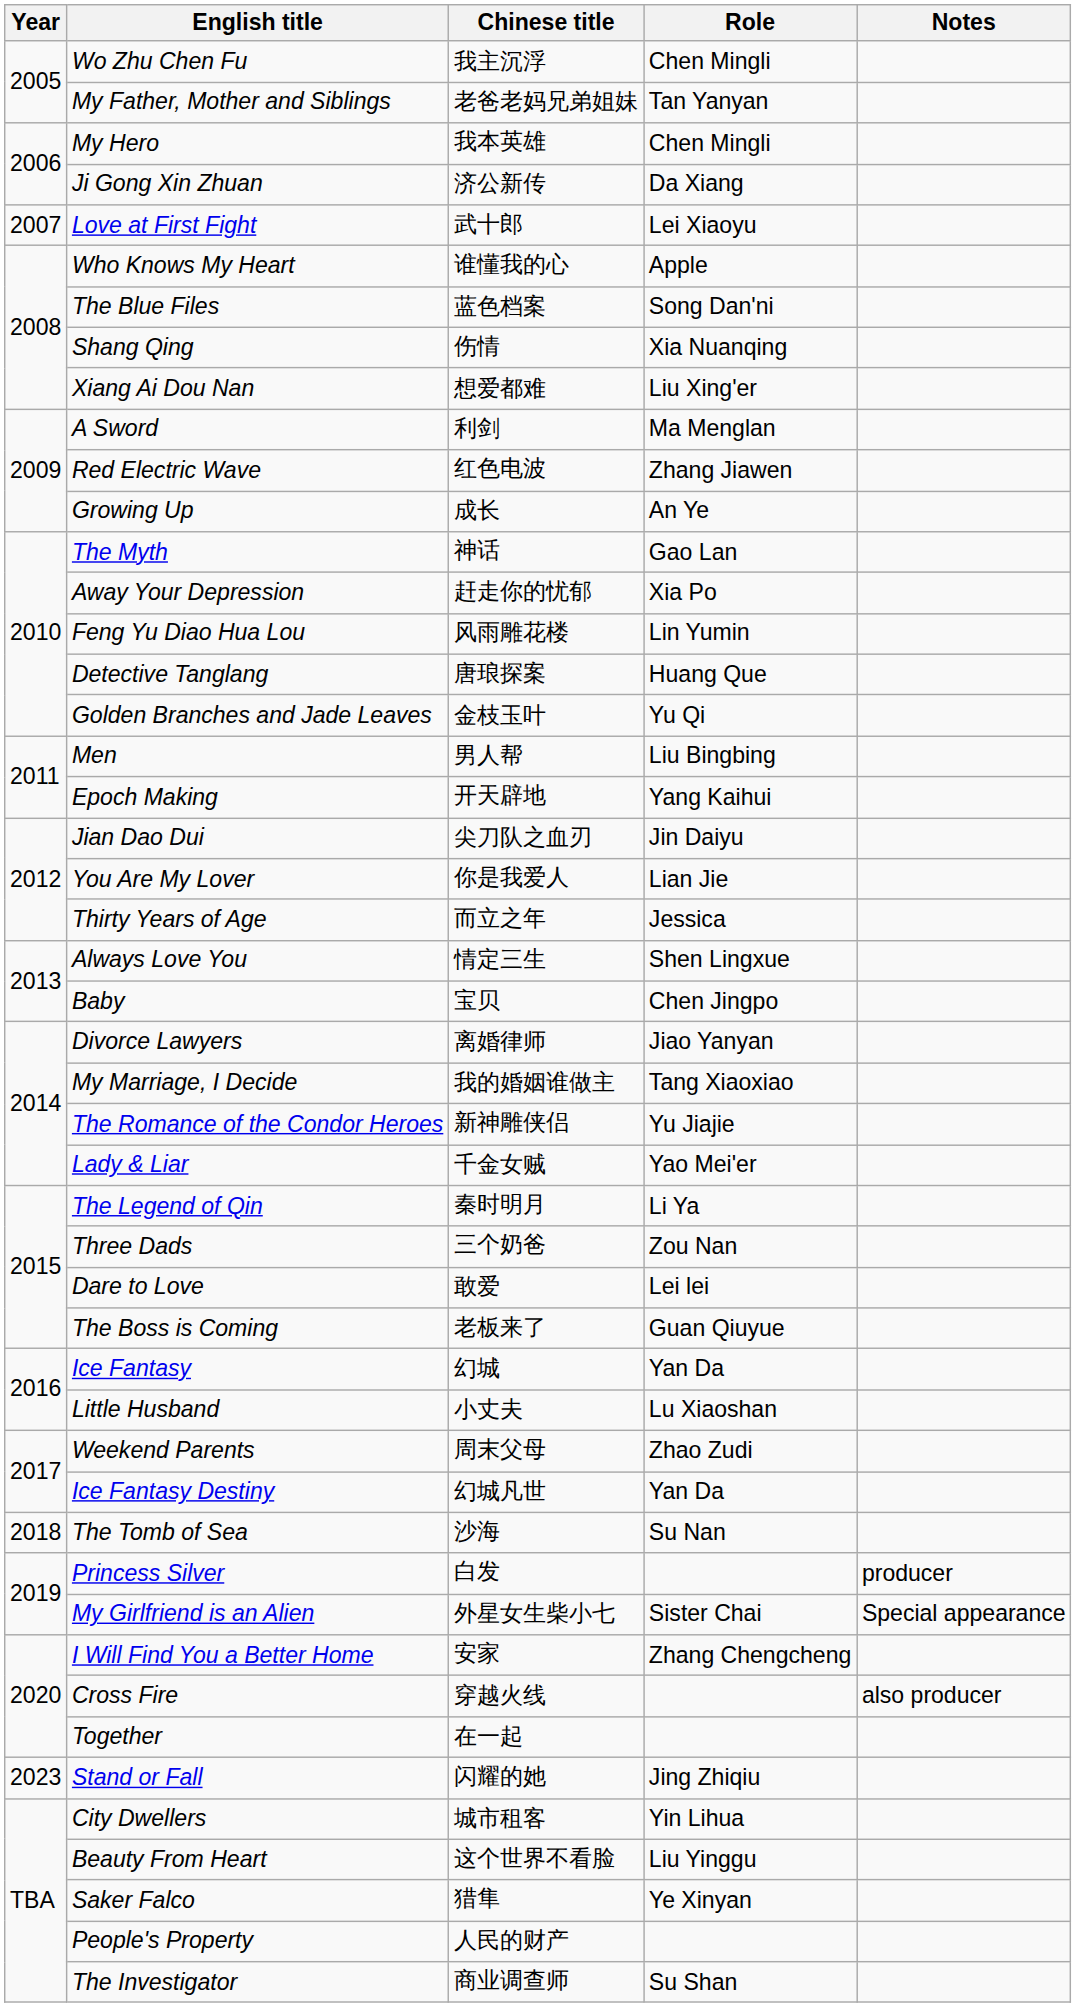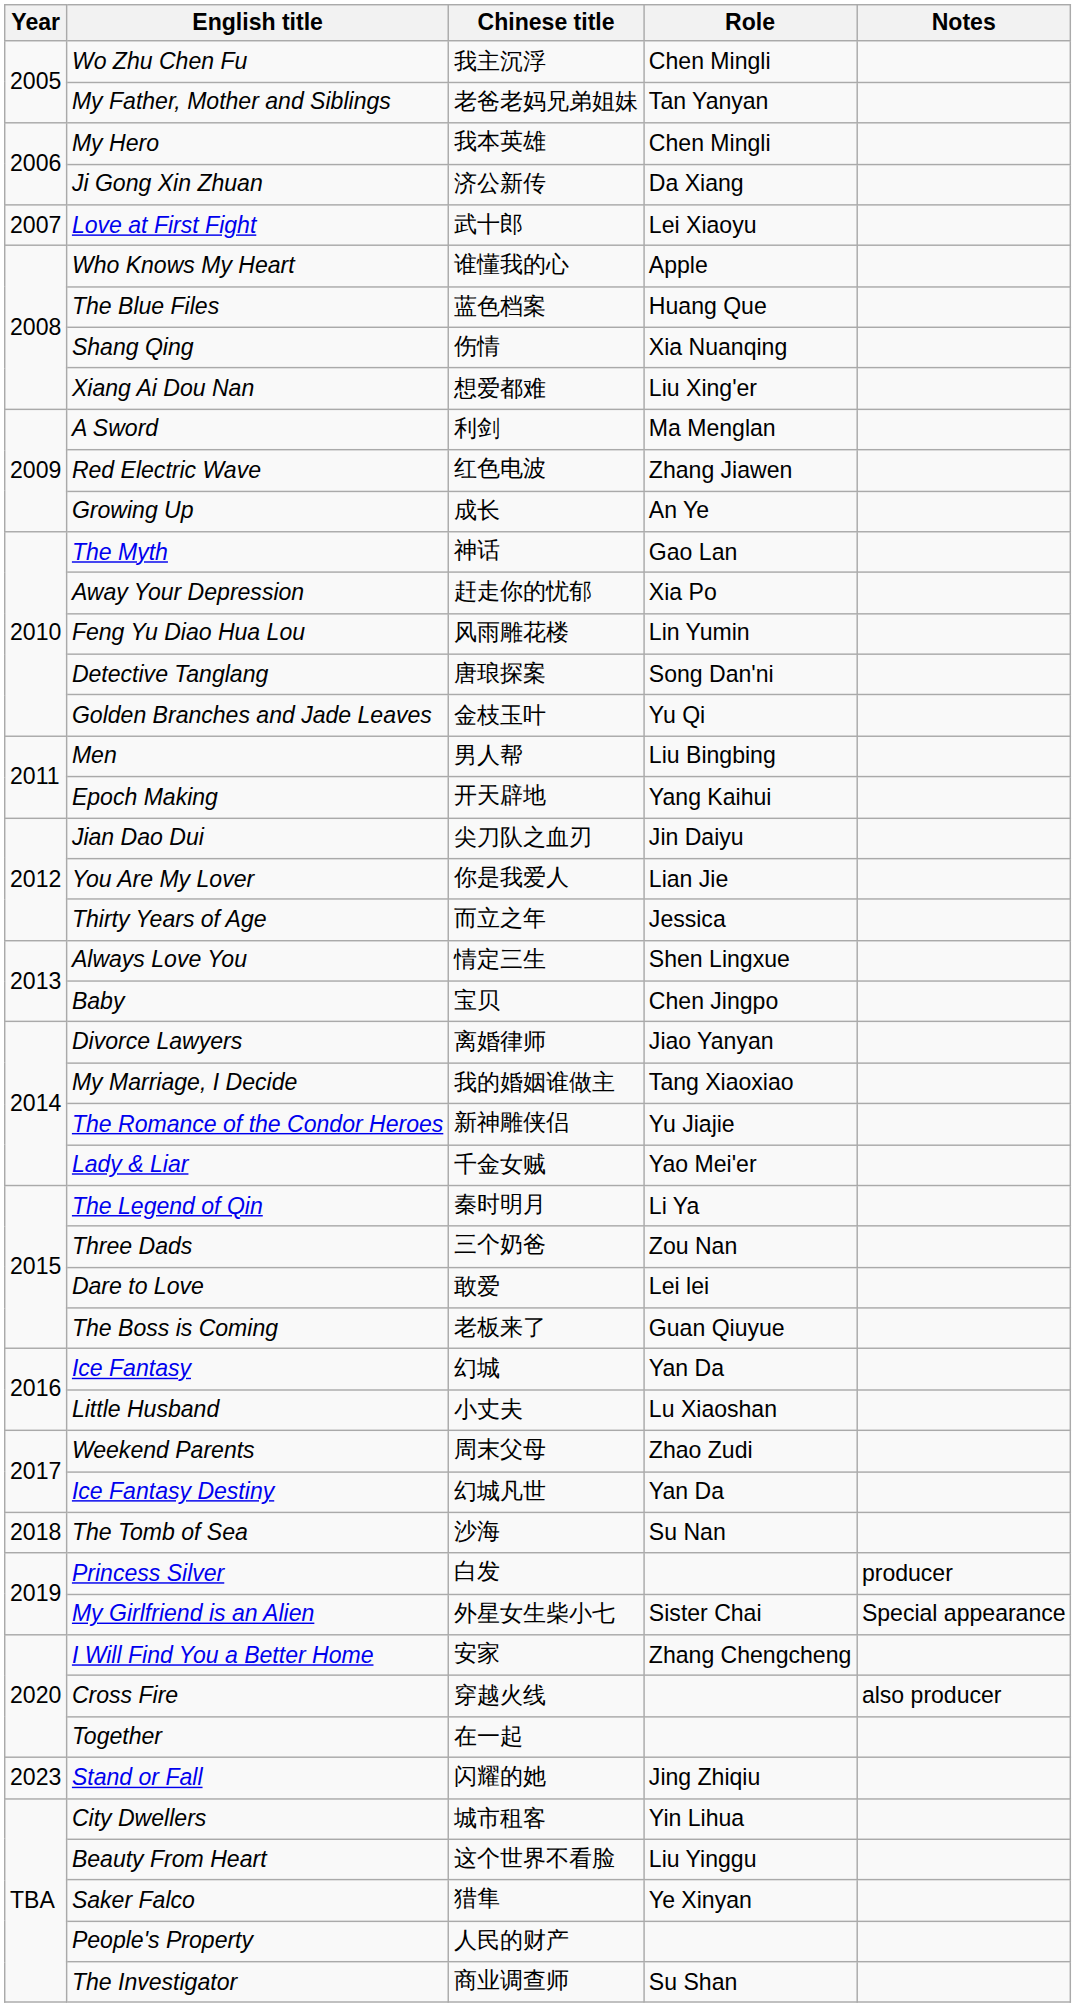(711, 306) Song Dan'ni -> (708, 306) Huang Que
(708, 674) Huang Que -> (711, 674) Song Dan'ni
